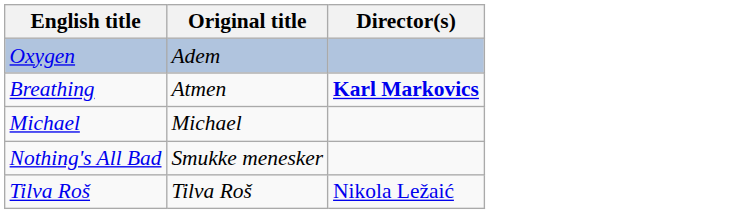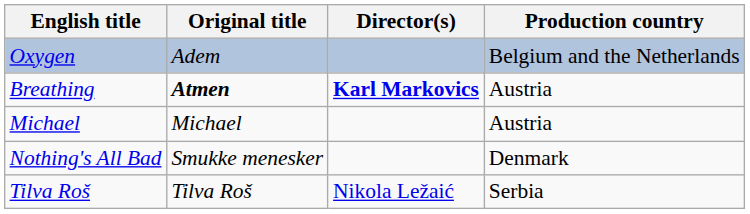+ column: (614, 21)
(199, 89) normal -> (201, 89) bold
